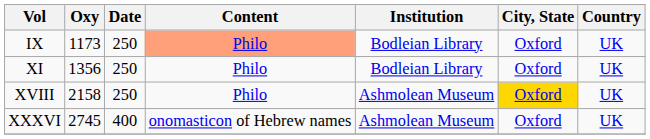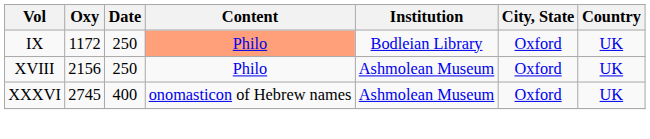(85, 43) 1173 -> (85, 43) 1172
- row: (35, 69)
(85, 95) 2158 -> (85, 69) 2156
(538, 95) gold background -> (538, 69) no background
